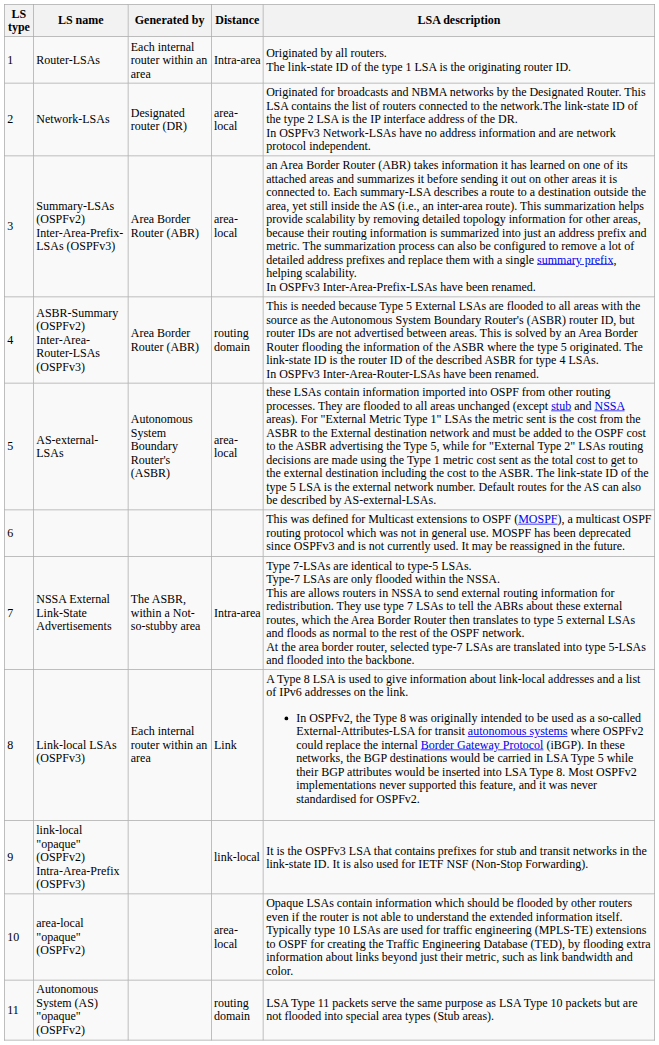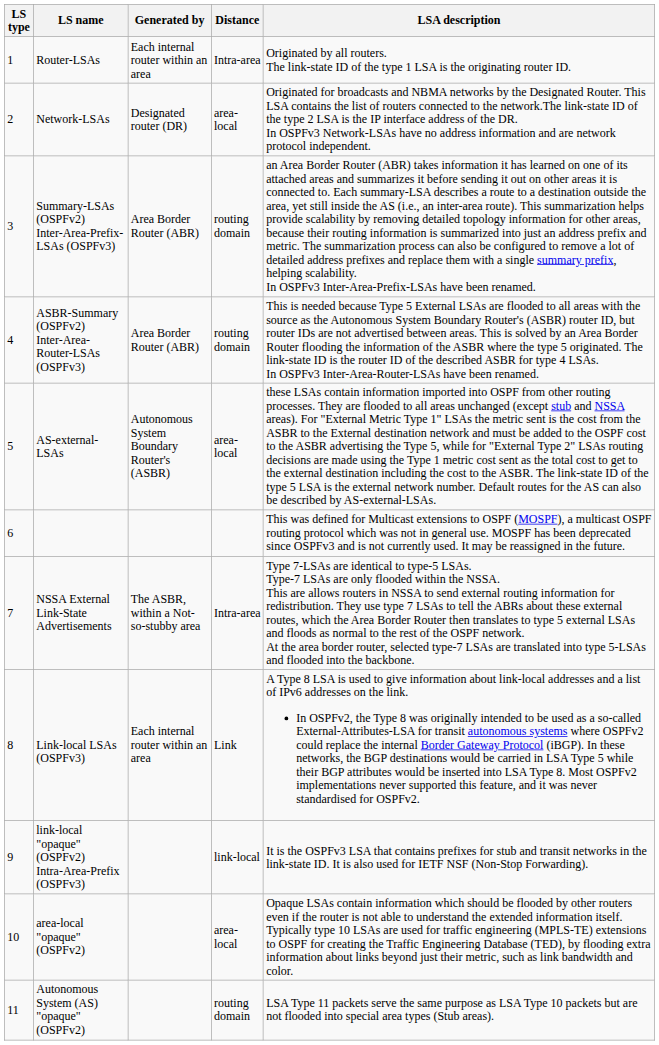(226, 226) area-local -> (232, 226) routing domain
